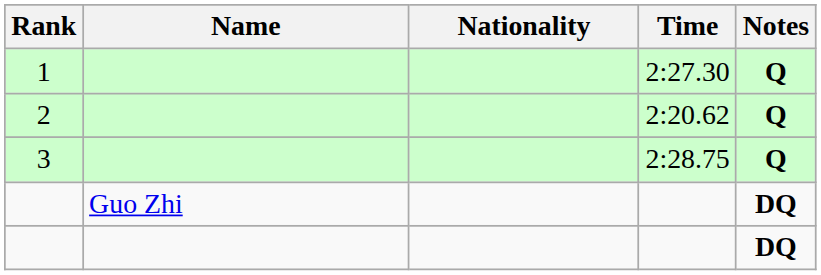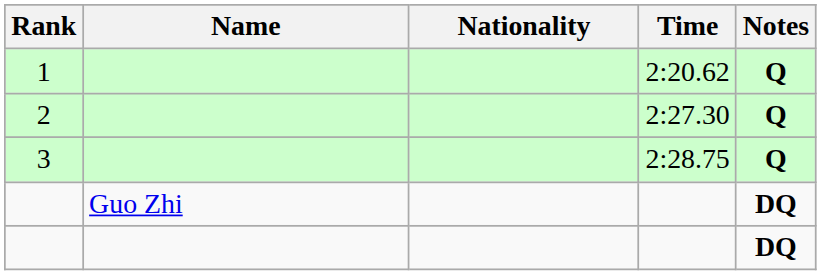(688, 70) 2:27.30 -> (688, 70) 2:20.62
(688, 114) 2:20.62 -> (688, 114) 2:27.30
